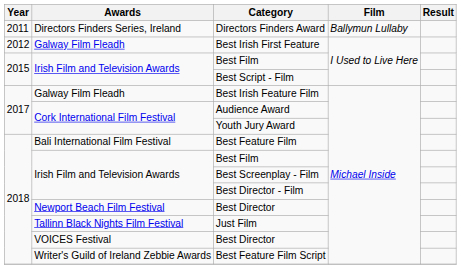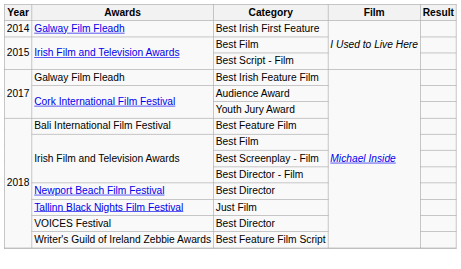- row: (108, 28)
(18, 45) 2012 -> (18, 28) 2014
